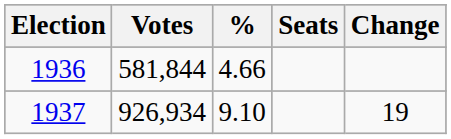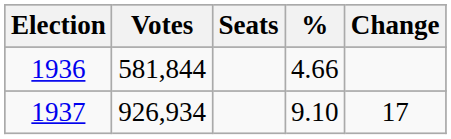columns swapped: (242, 25) <-> (308, 25)
(395, 111) 19 -> (395, 111) 17
